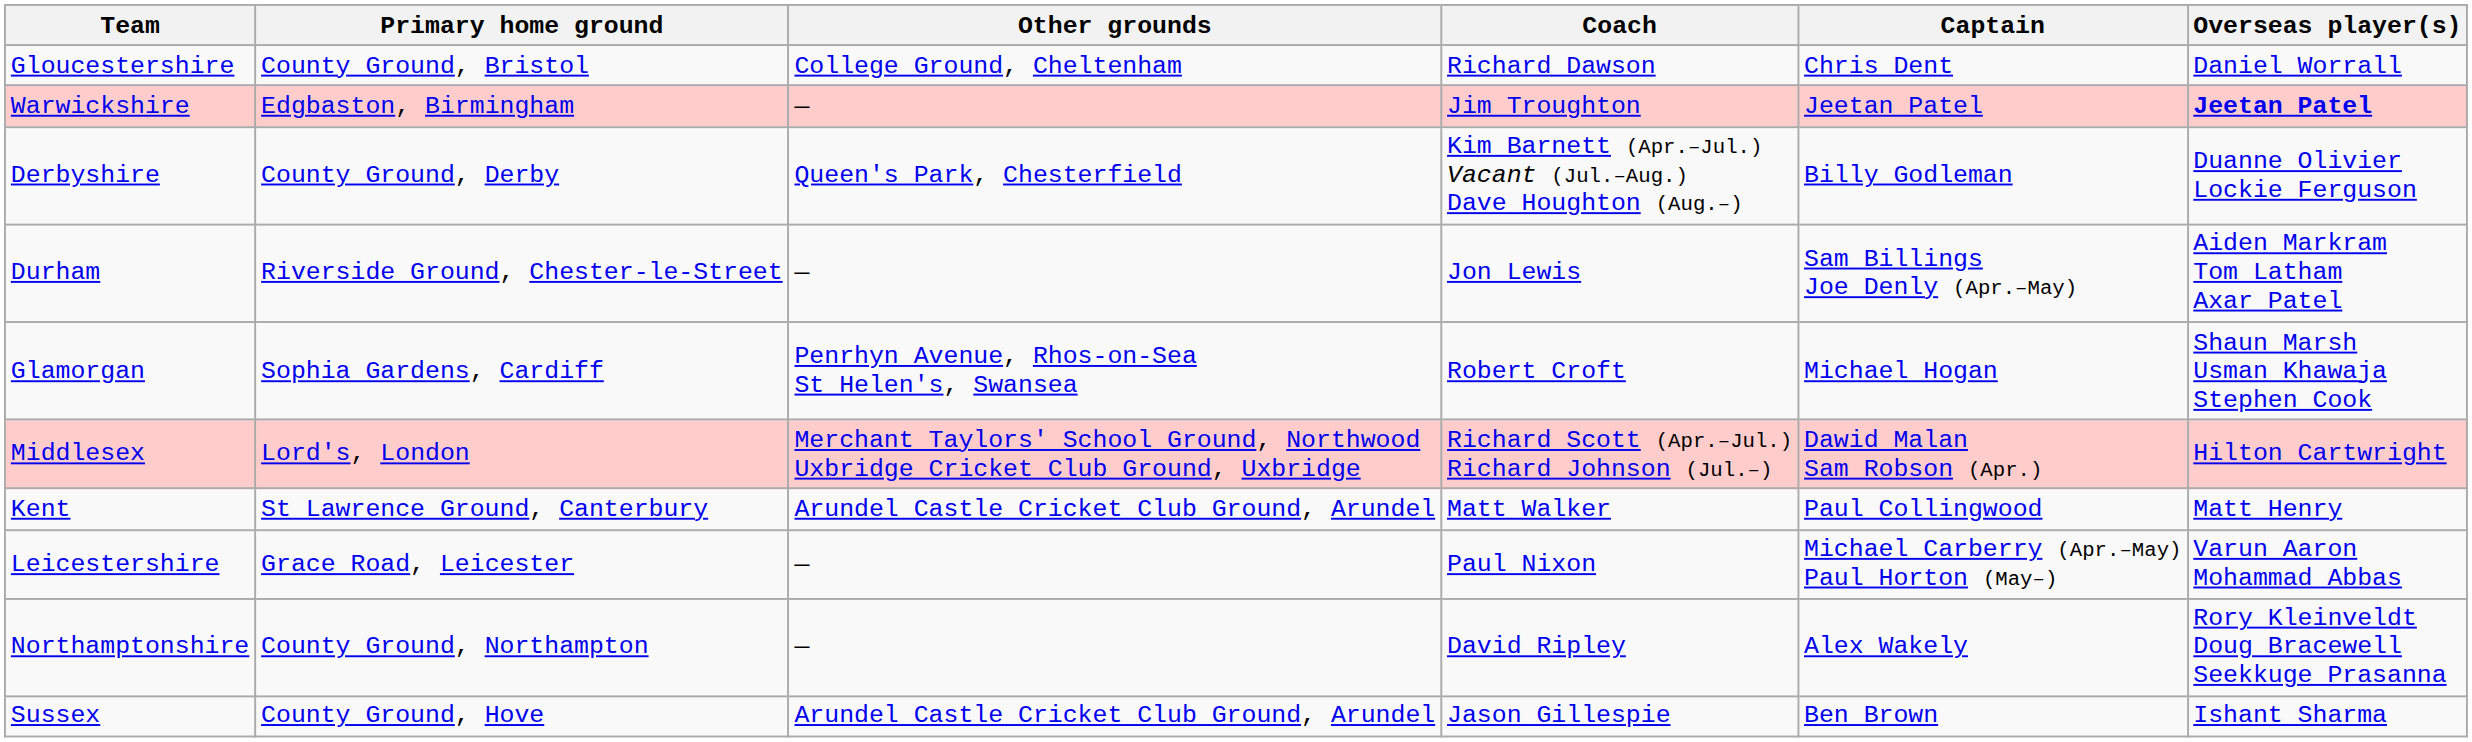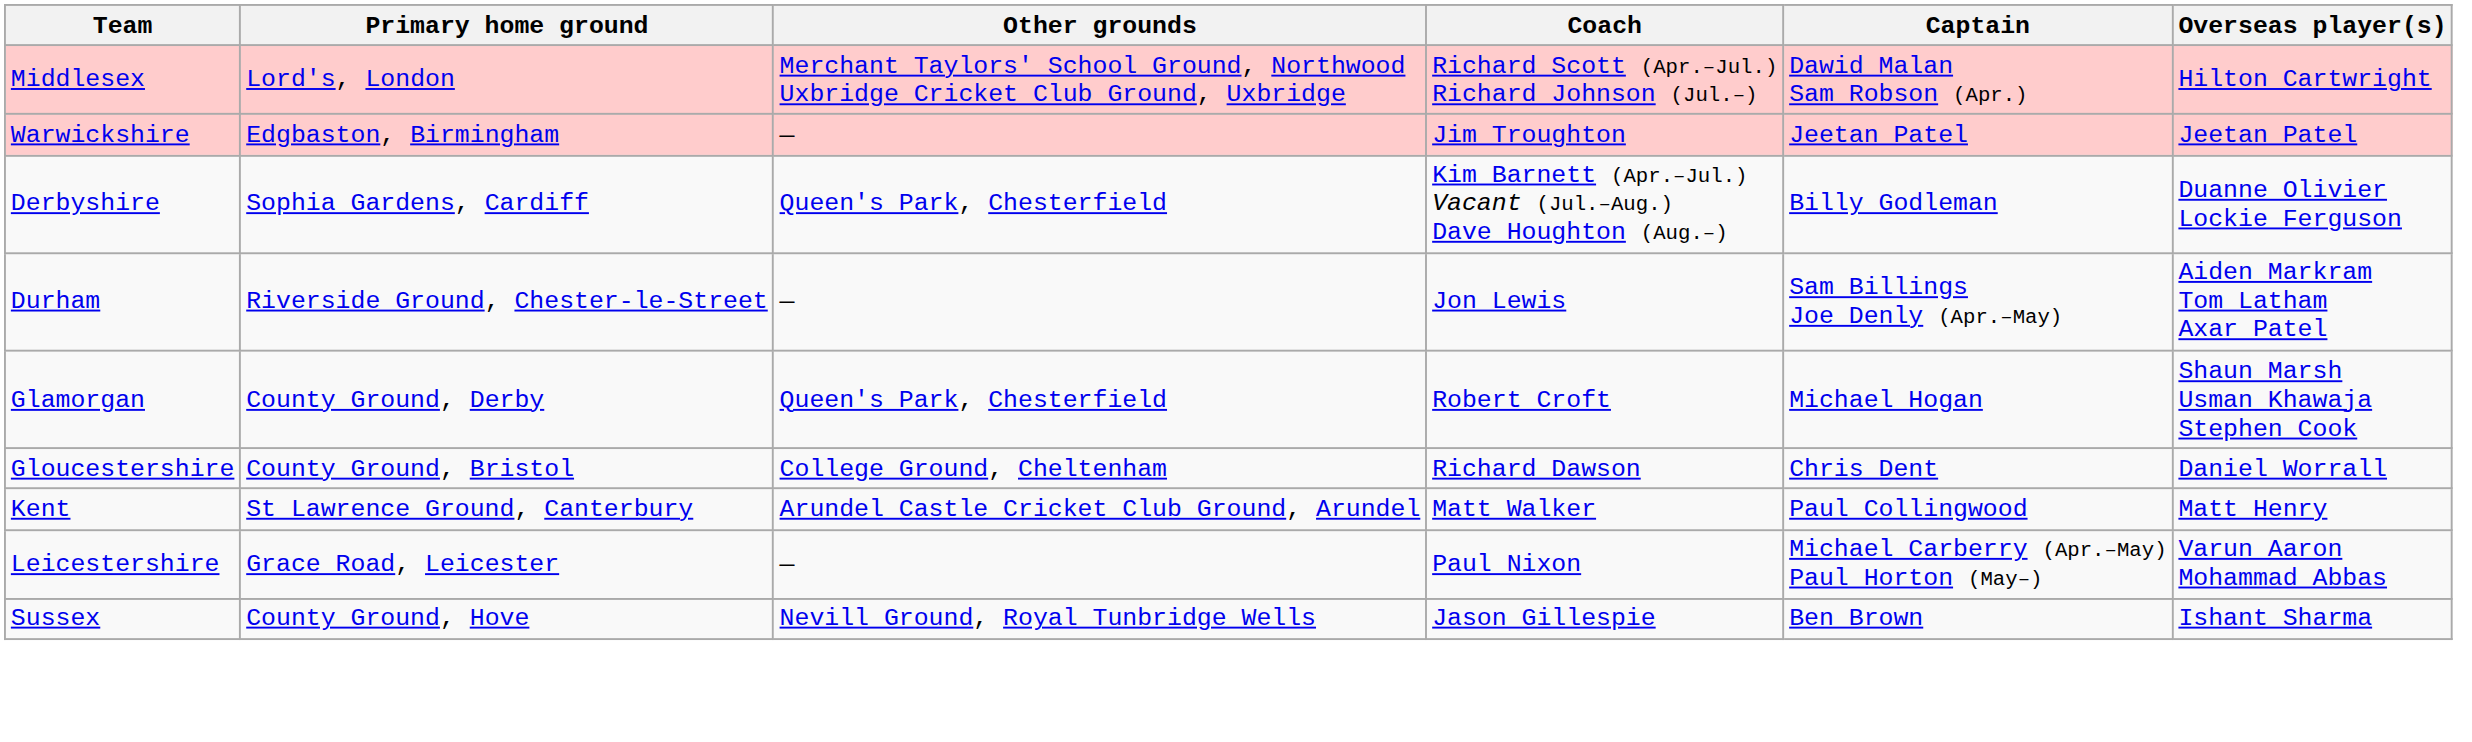rows swapped: (78, 454) <-> (123, 66)
(2283, 106) bold -> (2268, 135) normal
(410, 175) County Ground, Derby -> (418, 204) Sophia Gardens, Cardiff
(432, 371) Sophia Gardens, Cardiff -> (395, 399) County Ground, Derby
(996, 371) Penrhyn Avenue, Rhos-on-Sea St Helen's, Swansea -> (973, 399) Queen's Park, Chesterfield
- row: (130, 647)
(1115, 716) Arundel Castle Cricket Club Ground, Arundel -> (1048, 619) Nevill Ground, Royal Tunbridge Wells
